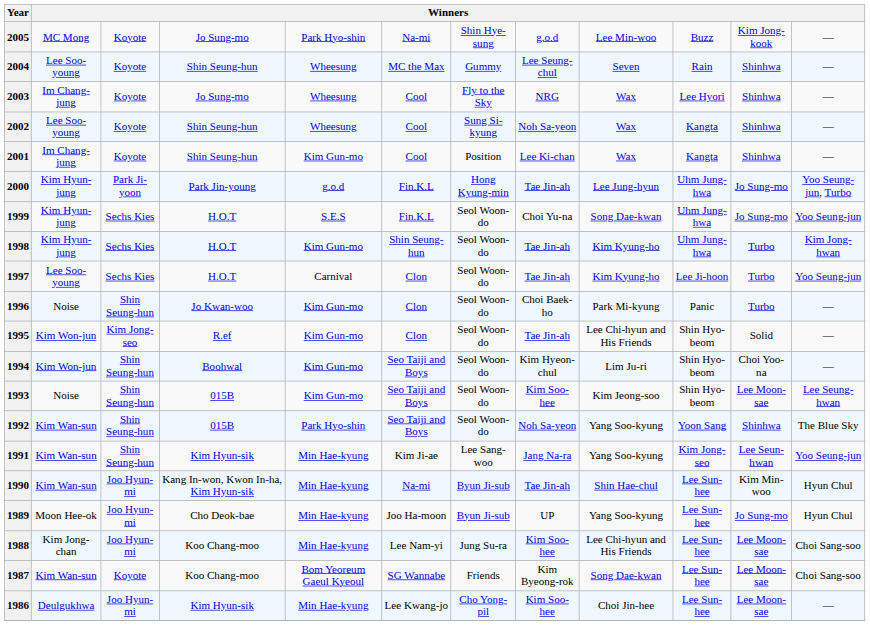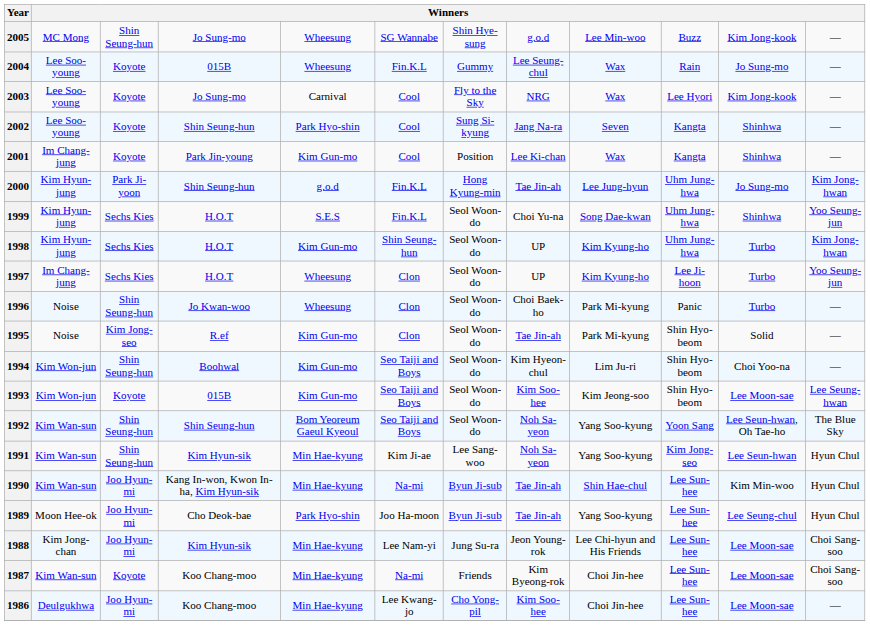(130, 36) Koyote -> (129, 36) Shin Seung-hun
(333, 36) Park Hyo-shin -> (328, 36) Wheesung
(416, 36) Na-mi -> (409, 36) SG Wannabe
(222, 66) Shin Seung-hun -> (219, 66) 015B
(416, 66) MC the Max -> (409, 66) Fin.K.L
(626, 66) Seven -> (615, 66) Wax
(761, 66) Shinhwa -> (762, 66) Jo Sung-mo
(66, 96) Im Chang-jung -> (66, 96) Lee Soo-young
(333, 96) Wheesung -> (328, 96) Carnival
(761, 96) Shinhwa -> (762, 96) Kim Jong-kook
(333, 126) Wheesung -> (328, 126) Park Hyo-shin
(547, 126) Noh Sa-yeon -> (538, 126) Jang Na-ra
(626, 126) Wax -> (615, 126) Seven
(222, 156) Shin Seung-hun -> (219, 156) Park Jin-young
(222, 186) Park Jin-young -> (219, 186) Shin Seung-hun
(828, 186) Yoo Seung-jun, Turbo -> (835, 186) Kim Jong-hwan
(761, 216) Jo Sung-mo -> (762, 216) Shinhwa
(547, 246) Tae Jin-ah -> (538, 246) UP
(66, 276) Lee Soo-young -> (66, 276) Im Chang-jung
(333, 276) Carnival -> (328, 276) Wheesung
(547, 276) Tae Jin-ah -> (538, 276) UP
(333, 306) Kim Gun-mo -> (328, 306) Wheesung
(66, 336) Kim Won-jun -> (66, 336) Noise
(626, 336) Lee Chi-hyun and His Friends -> (615, 336) Park Mi-kyung
(66, 396) Noise -> (66, 396) Kim Won-jun
(130, 396) Shin Seung-hun -> (129, 396) Koyote
(222, 426) 015B -> (219, 426) Shin Seung-hun
(333, 426) Park Hyo-shin -> (328, 426) Bom Yeoreum Gaeul Kyeoul
(761, 426) Shinhwa -> (762, 426) Lee Seun-hwan, Oh Tae-ho
(547, 455) Jang Na-ra -> (538, 455) Noh Sa-yeon
(828, 455) Yoo Seung-jun -> (835, 455) Hyun Chul
(333, 515) Min Hae-kyung -> (328, 515) Park Hyo-shin
(547, 515) UP -> (538, 515) Tae Jin-ah
(761, 515) Jo Sung-mo -> (762, 515) Lee Seung-chul
(222, 545) Koo Chang-moo -> (219, 545) Kim Hyun-sik
(547, 545) Kim Soo-hee -> (538, 545) Jeon Young-rok
(333, 575) Bom Yeoreum Gaeul Kyeoul -> (328, 575) Min Hae-kyung
(416, 575) SG Wannabe -> (409, 575) Na-mi
(626, 575) Song Dae-kwan -> (615, 575) Choi Jin-hee
(222, 605) Kim Hyun-sik -> (219, 605) Koo Chang-moo
